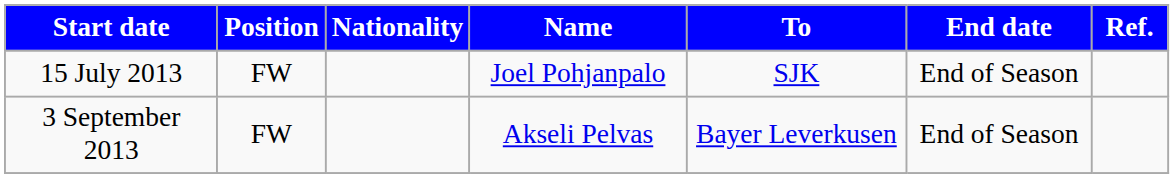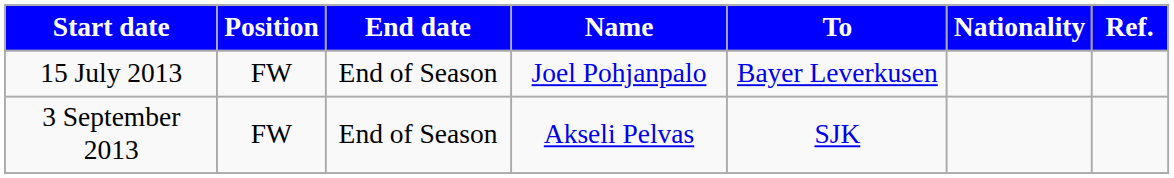columns swapped: (398, 27) <-> (999, 27)
(796, 72) SJK -> (837, 72) Bayer Leverkusen
(796, 134) Bayer Leverkusen -> (837, 134) SJK
